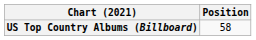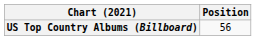(226, 28) 58 -> (226, 28) 56
